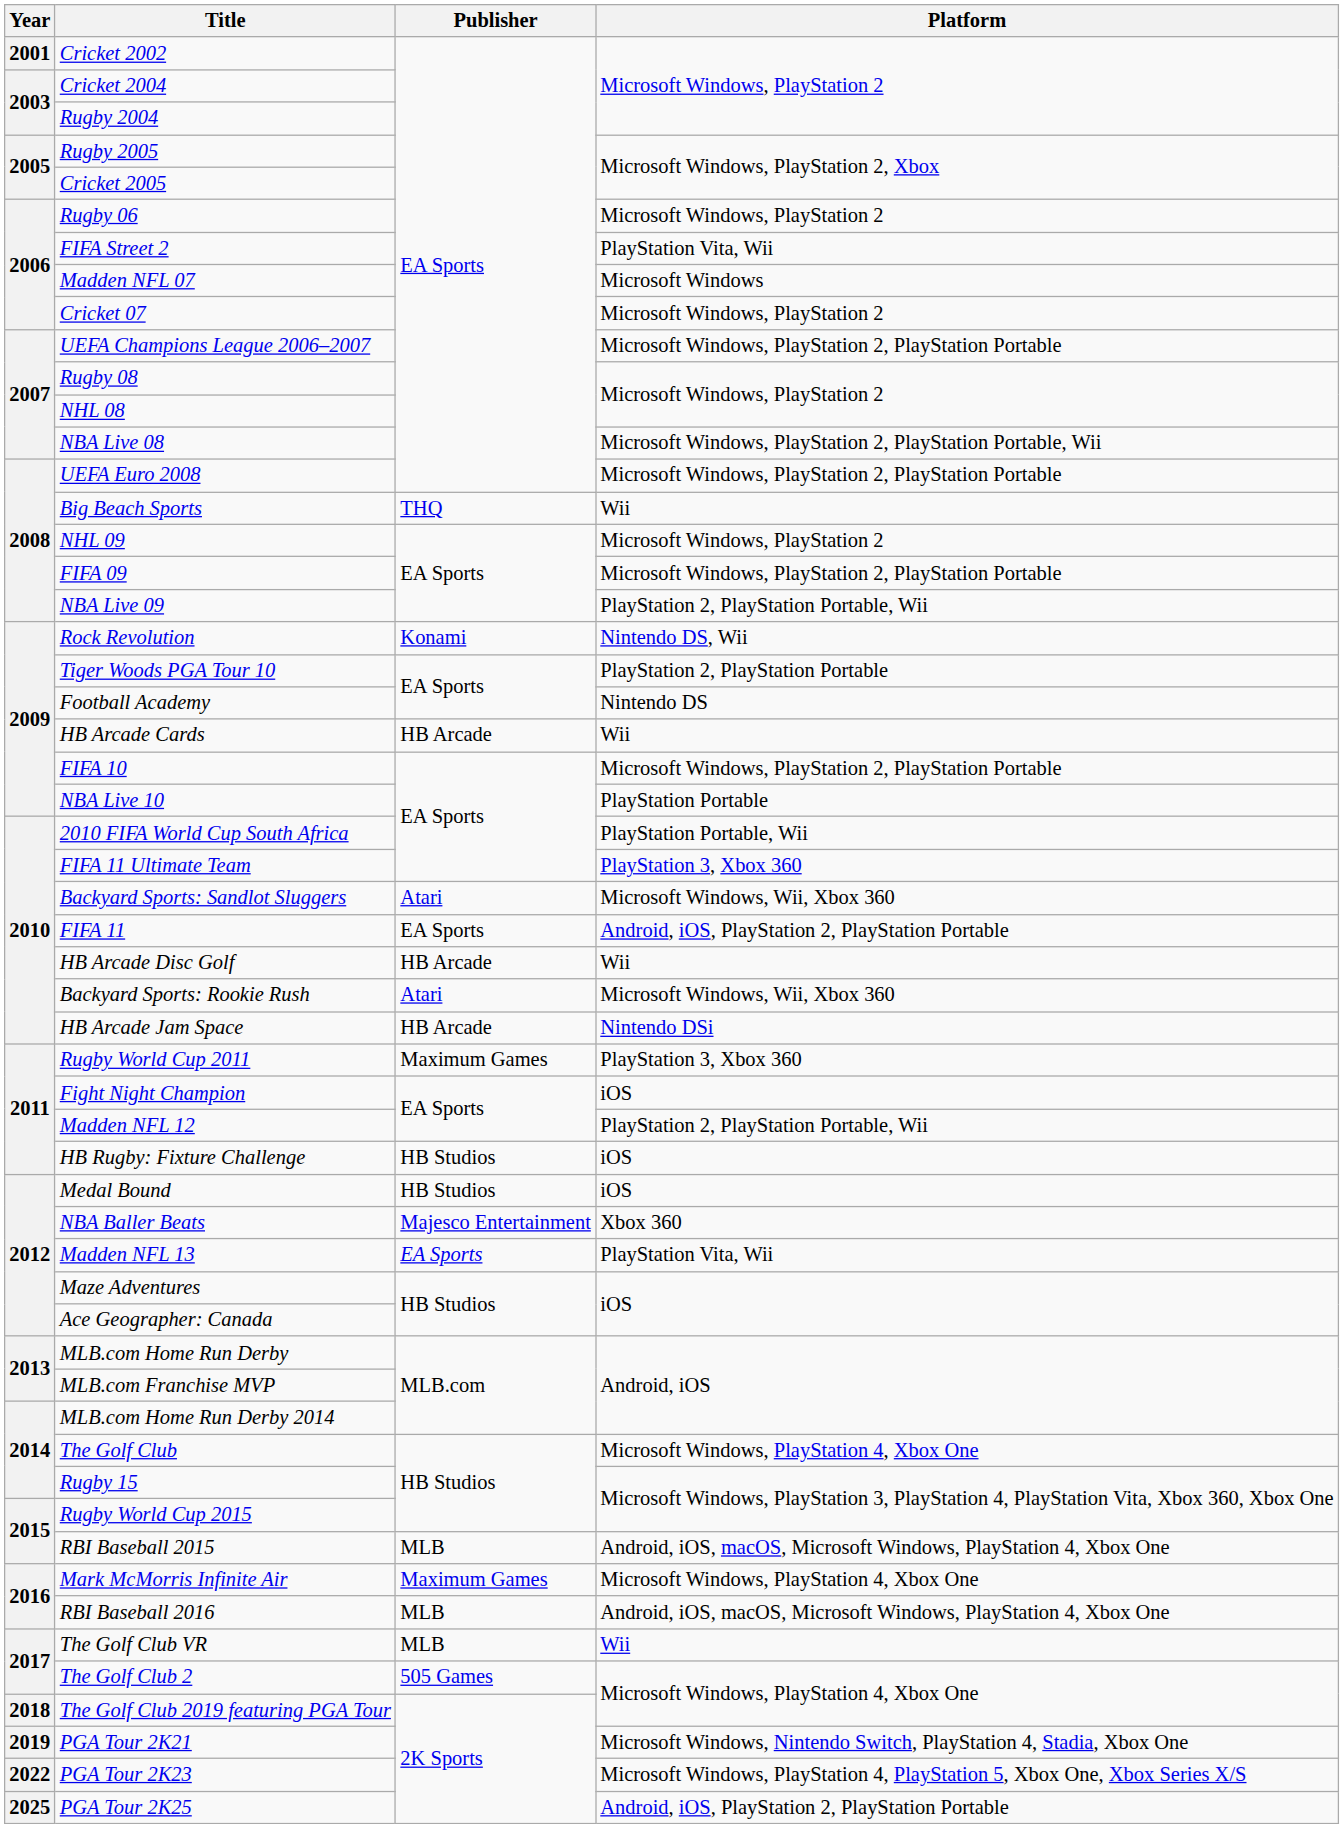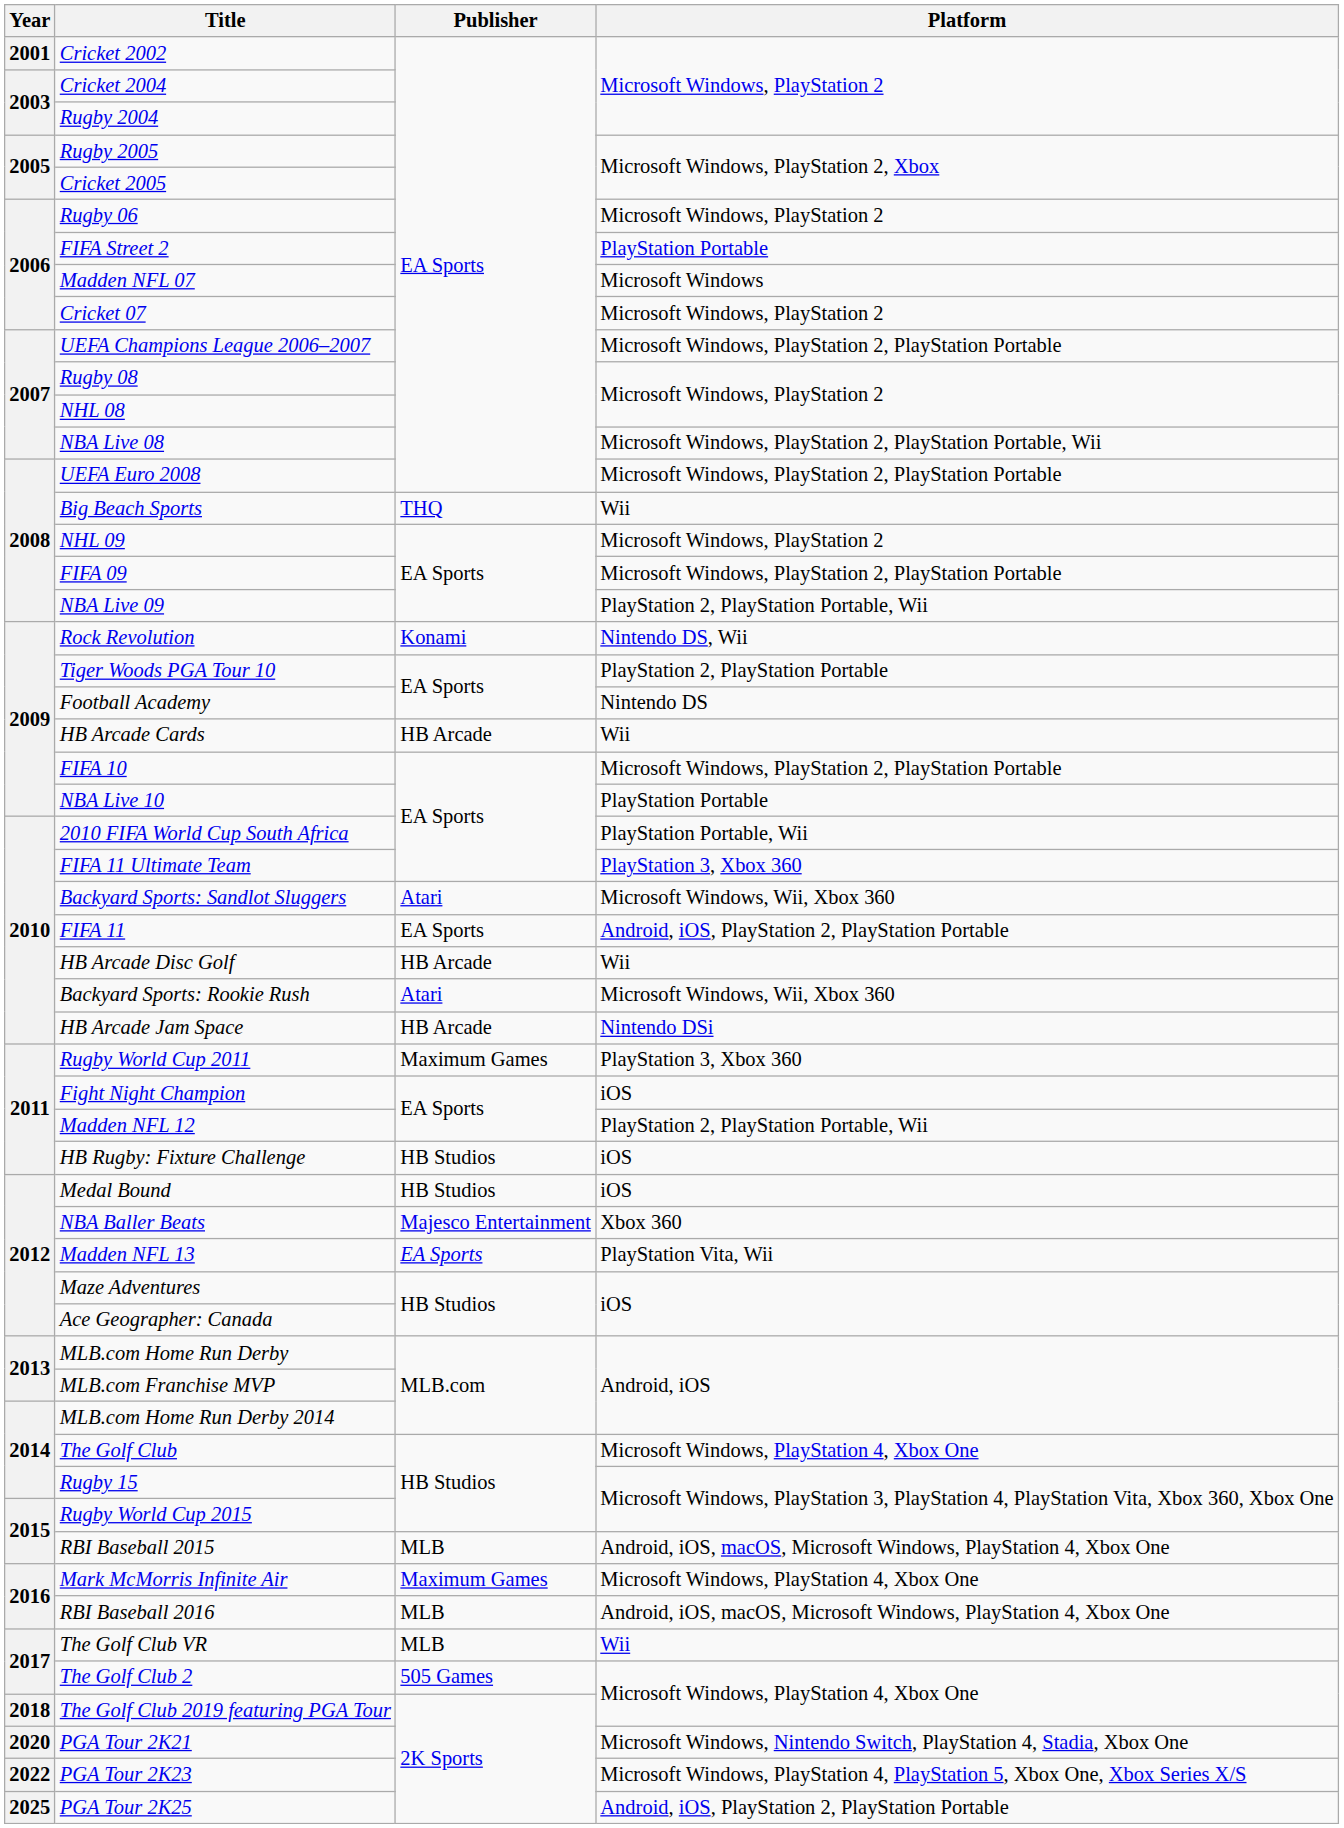(687, 248) PlayStation Vita, Wii -> (684, 248) PlayStation Portable
(30, 1742) 2019 -> (30, 1742) 2020
